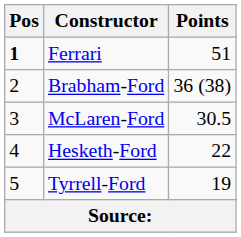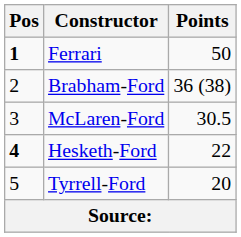(221, 53) 51 -> (221, 53) 50
(14, 151) normal -> (14, 151) bold
(221, 183) 19 -> (221, 183) 20
